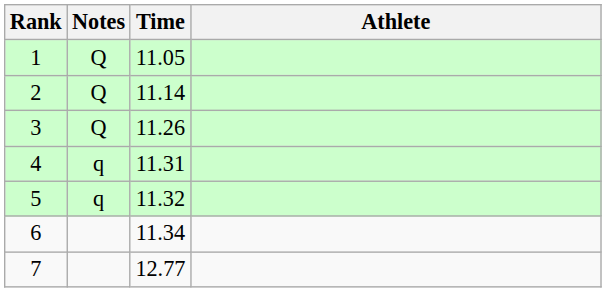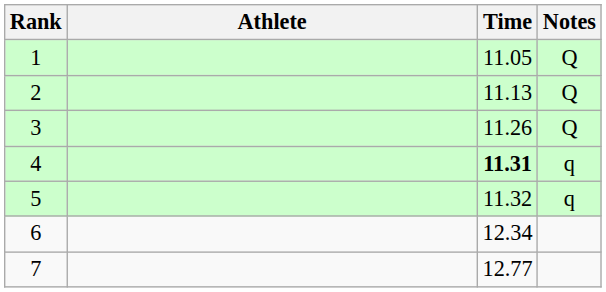columns swapped: (396, 22) <-> (99, 22)
(160, 92) 11.14 -> (508, 92) 11.13
(160, 163) normal -> (508, 163) bold
(160, 233) 11.34 -> (508, 233) 12.34
